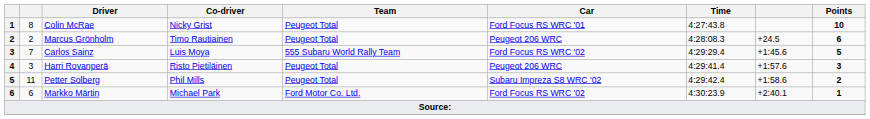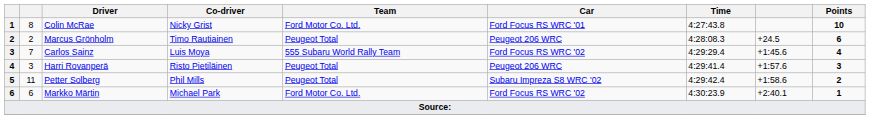(311, 24) Peugeot Total -> (323, 24) Ford Motor Co. Ltd.
(839, 52) 5 -> (839, 52) 4
